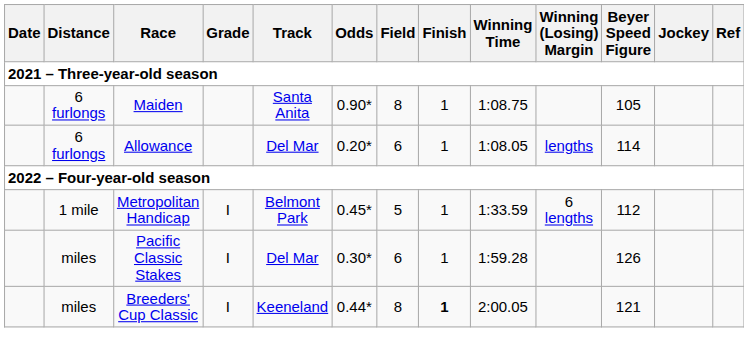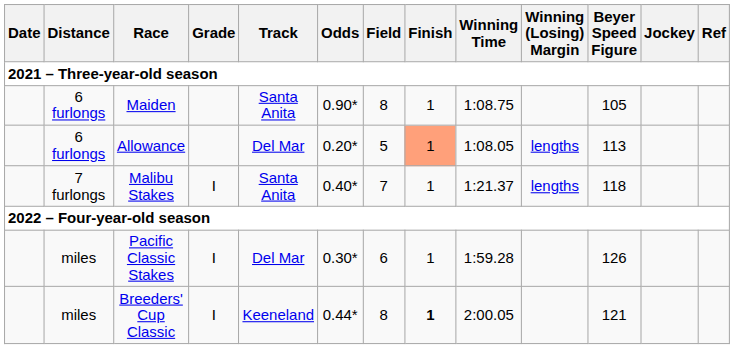(398, 146) 6 -> (384, 146) 5
(444, 146) no background -> (430, 146) lightsalmon background
(628, 146) 114 -> (614, 146) 113
+ row: (151, 186)
- row: (158, 210)
